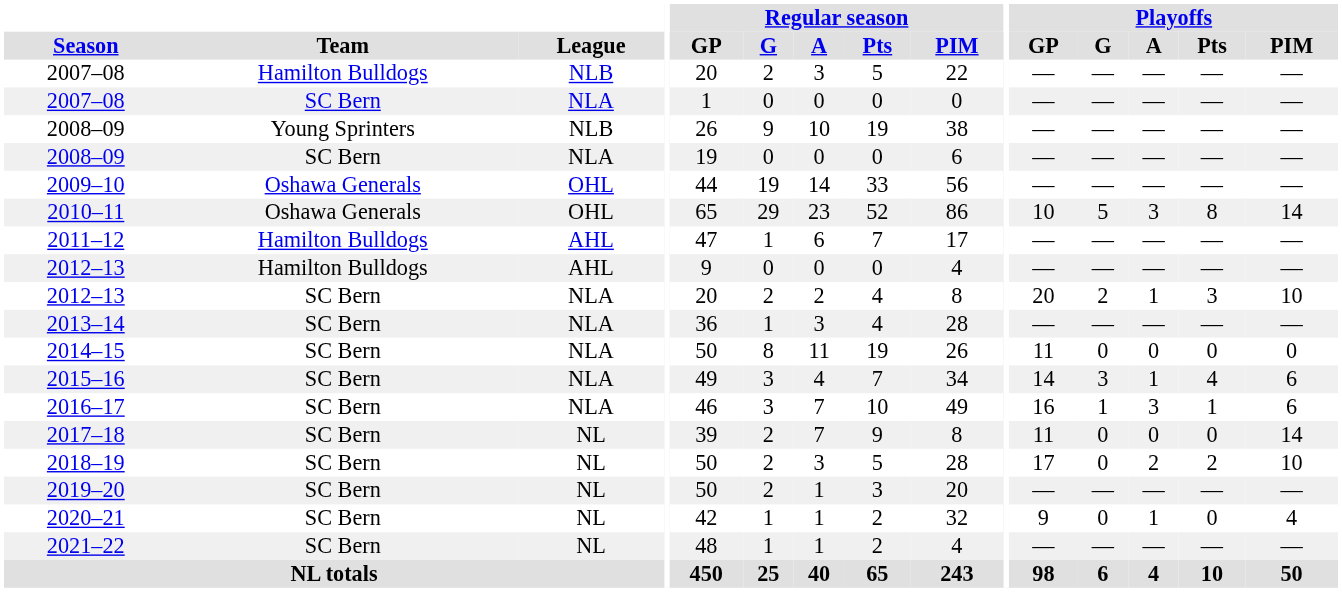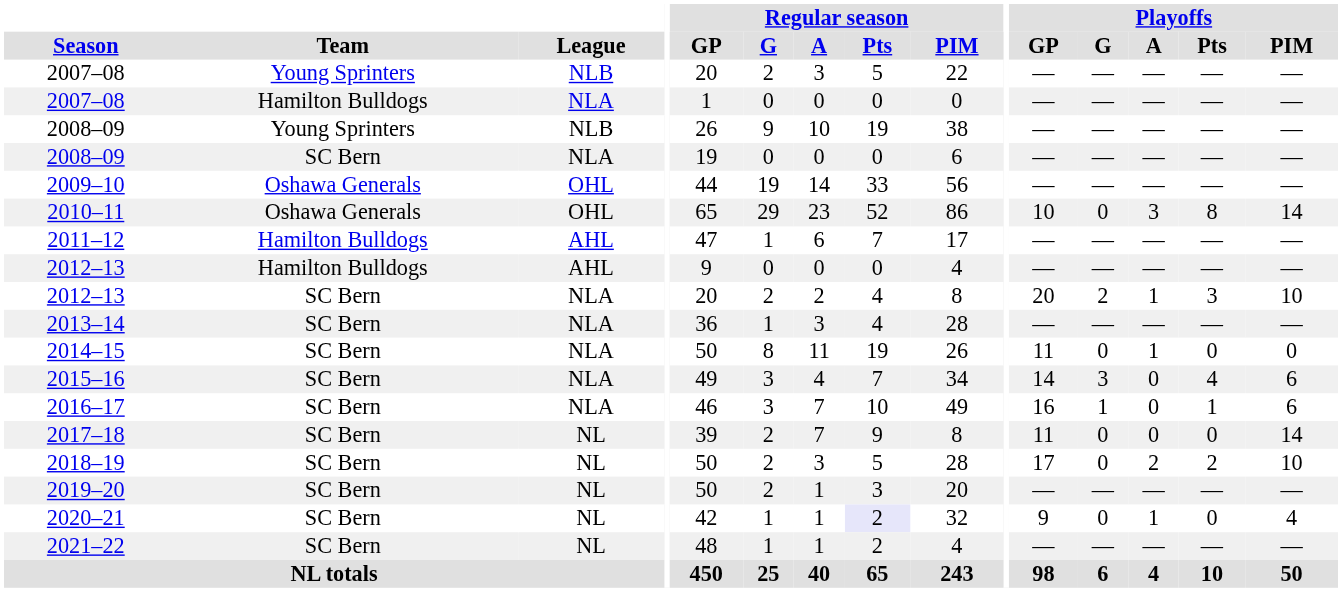(343, 73) Hamilton Bulldogs -> (343, 73) Young Sprinters
(343, 101) SC Bern -> (343, 101) Hamilton Bulldogs
(1103, 212) 5 -> (1103, 212) 0
(1154, 351) 0 -> (1154, 351) 1
(1154, 379) 1 -> (1154, 379) 0
(1154, 406) 3 -> (1154, 406) 0
(877, 518) no background -> (877, 518) lavender background
